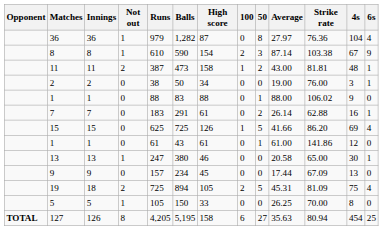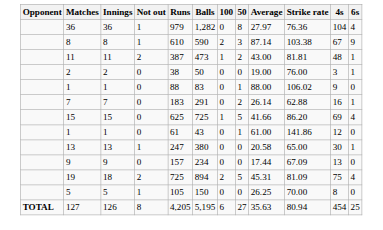- column: (218, 17)
